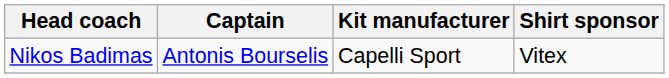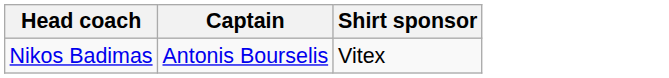- column: (424, 21)
